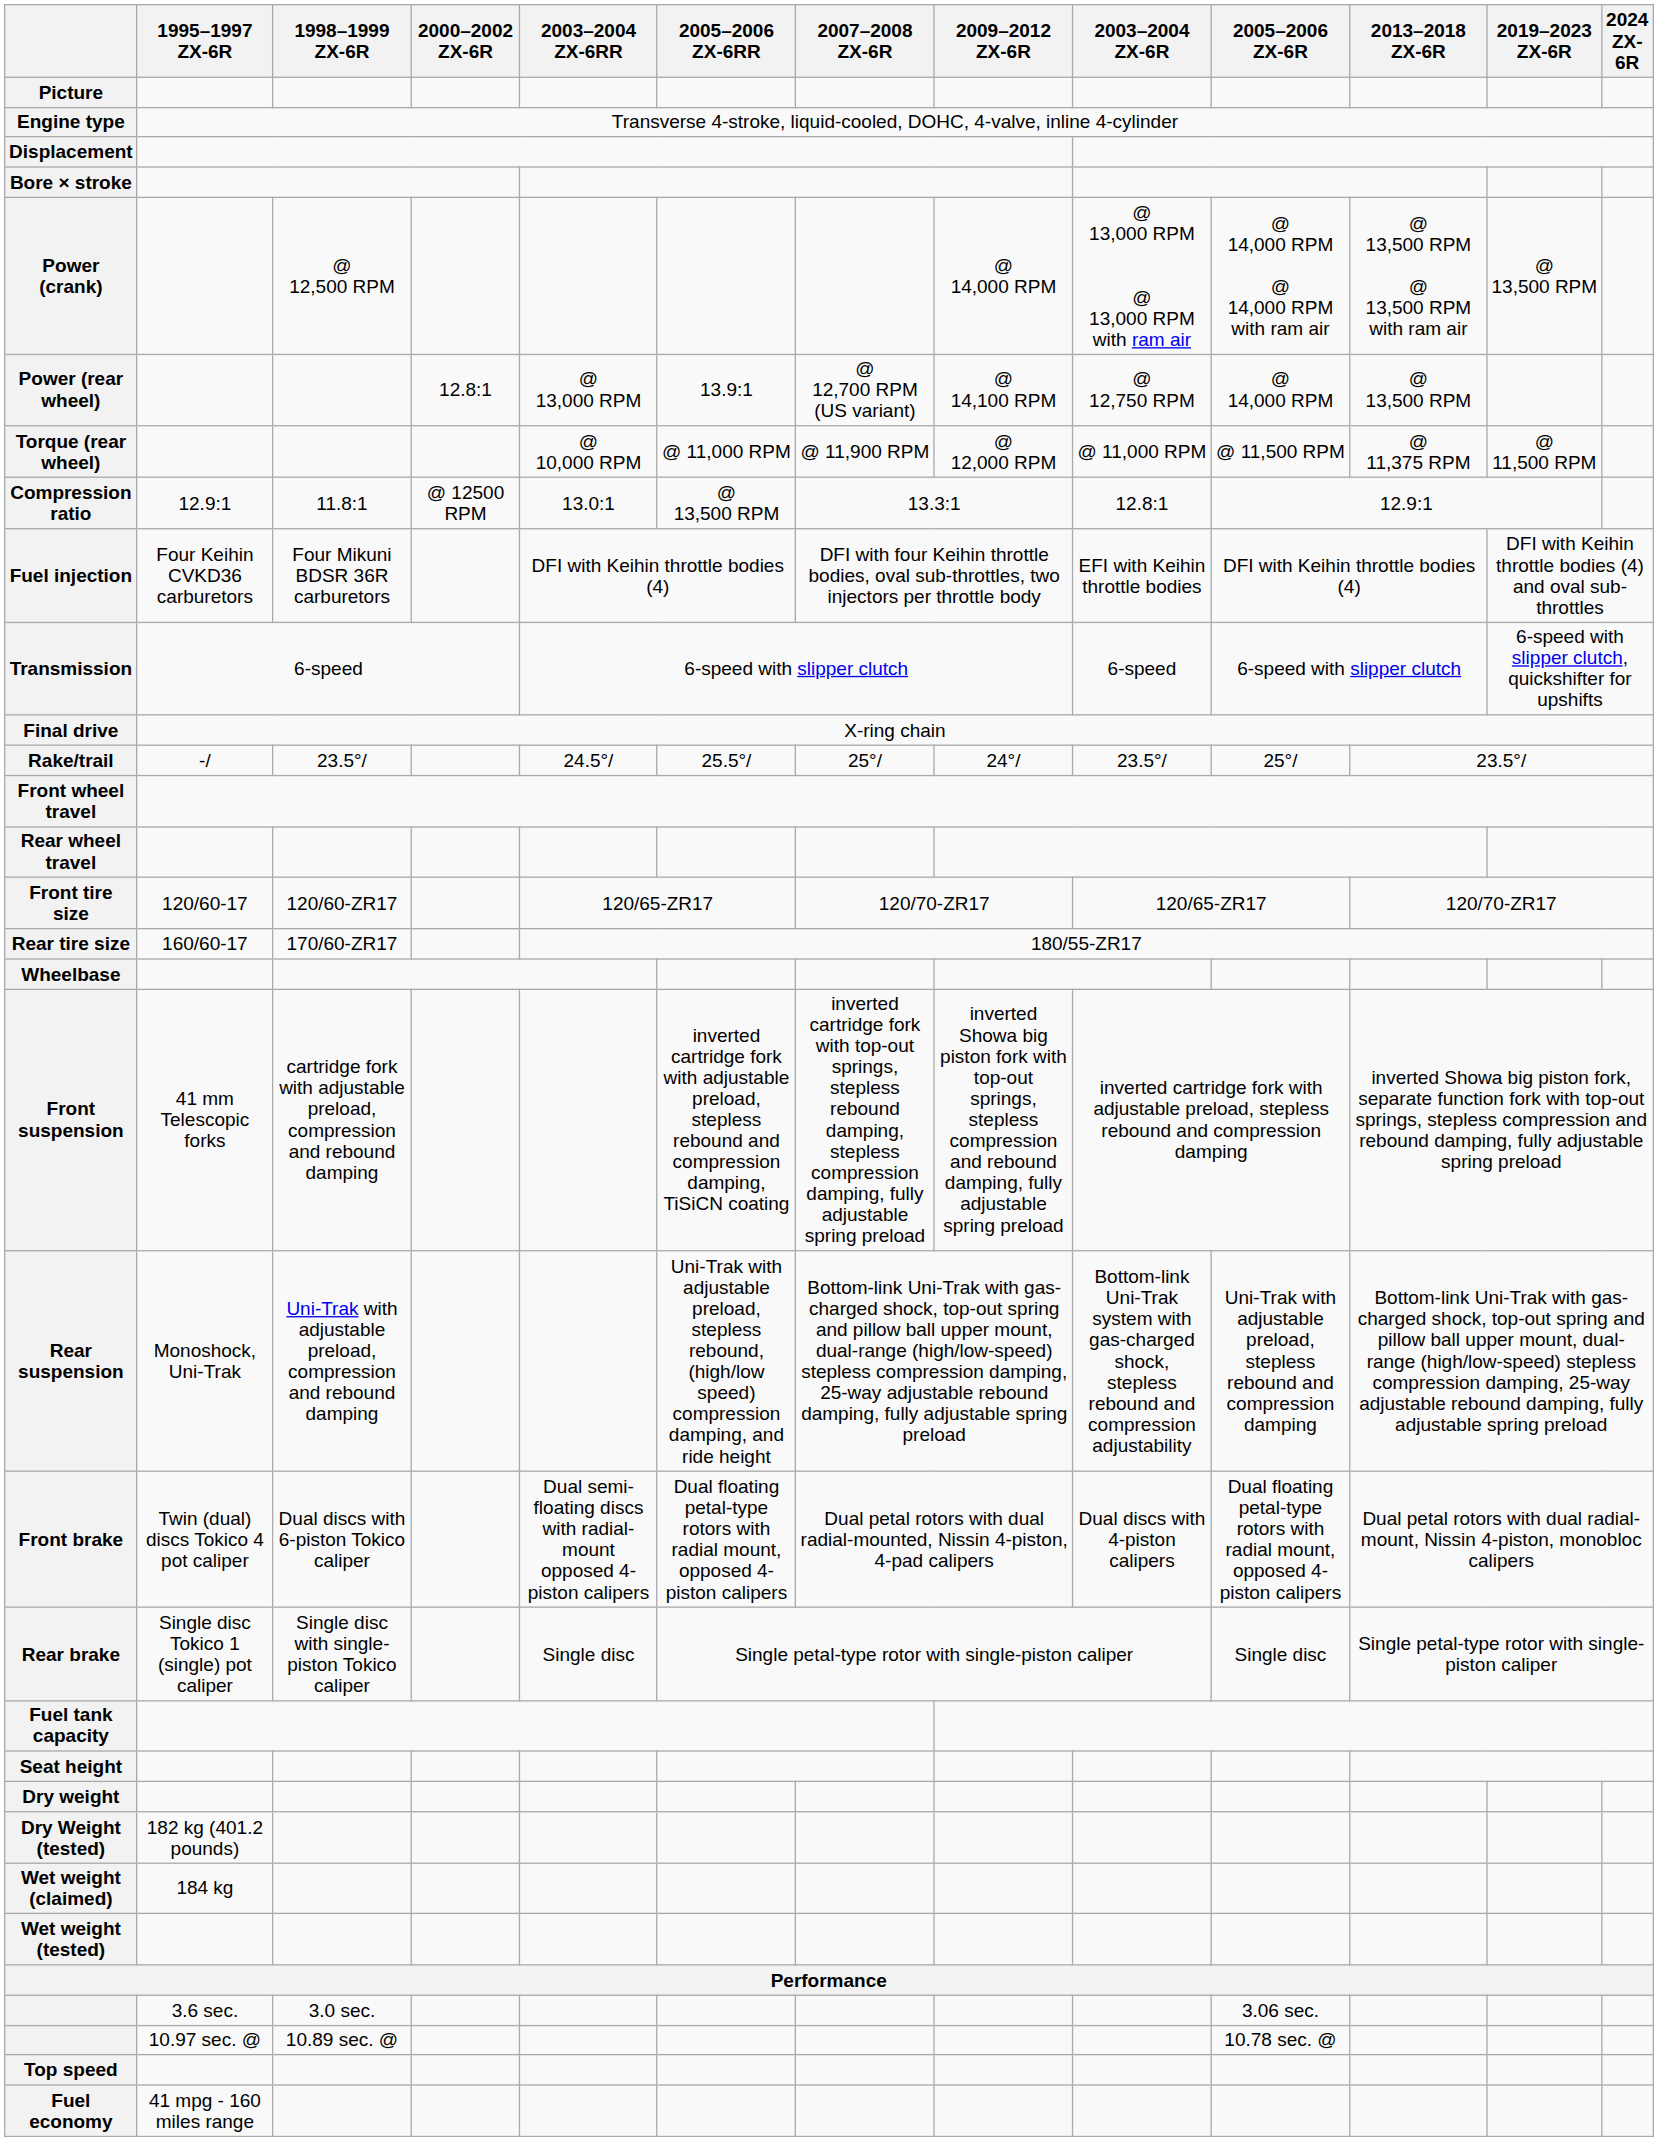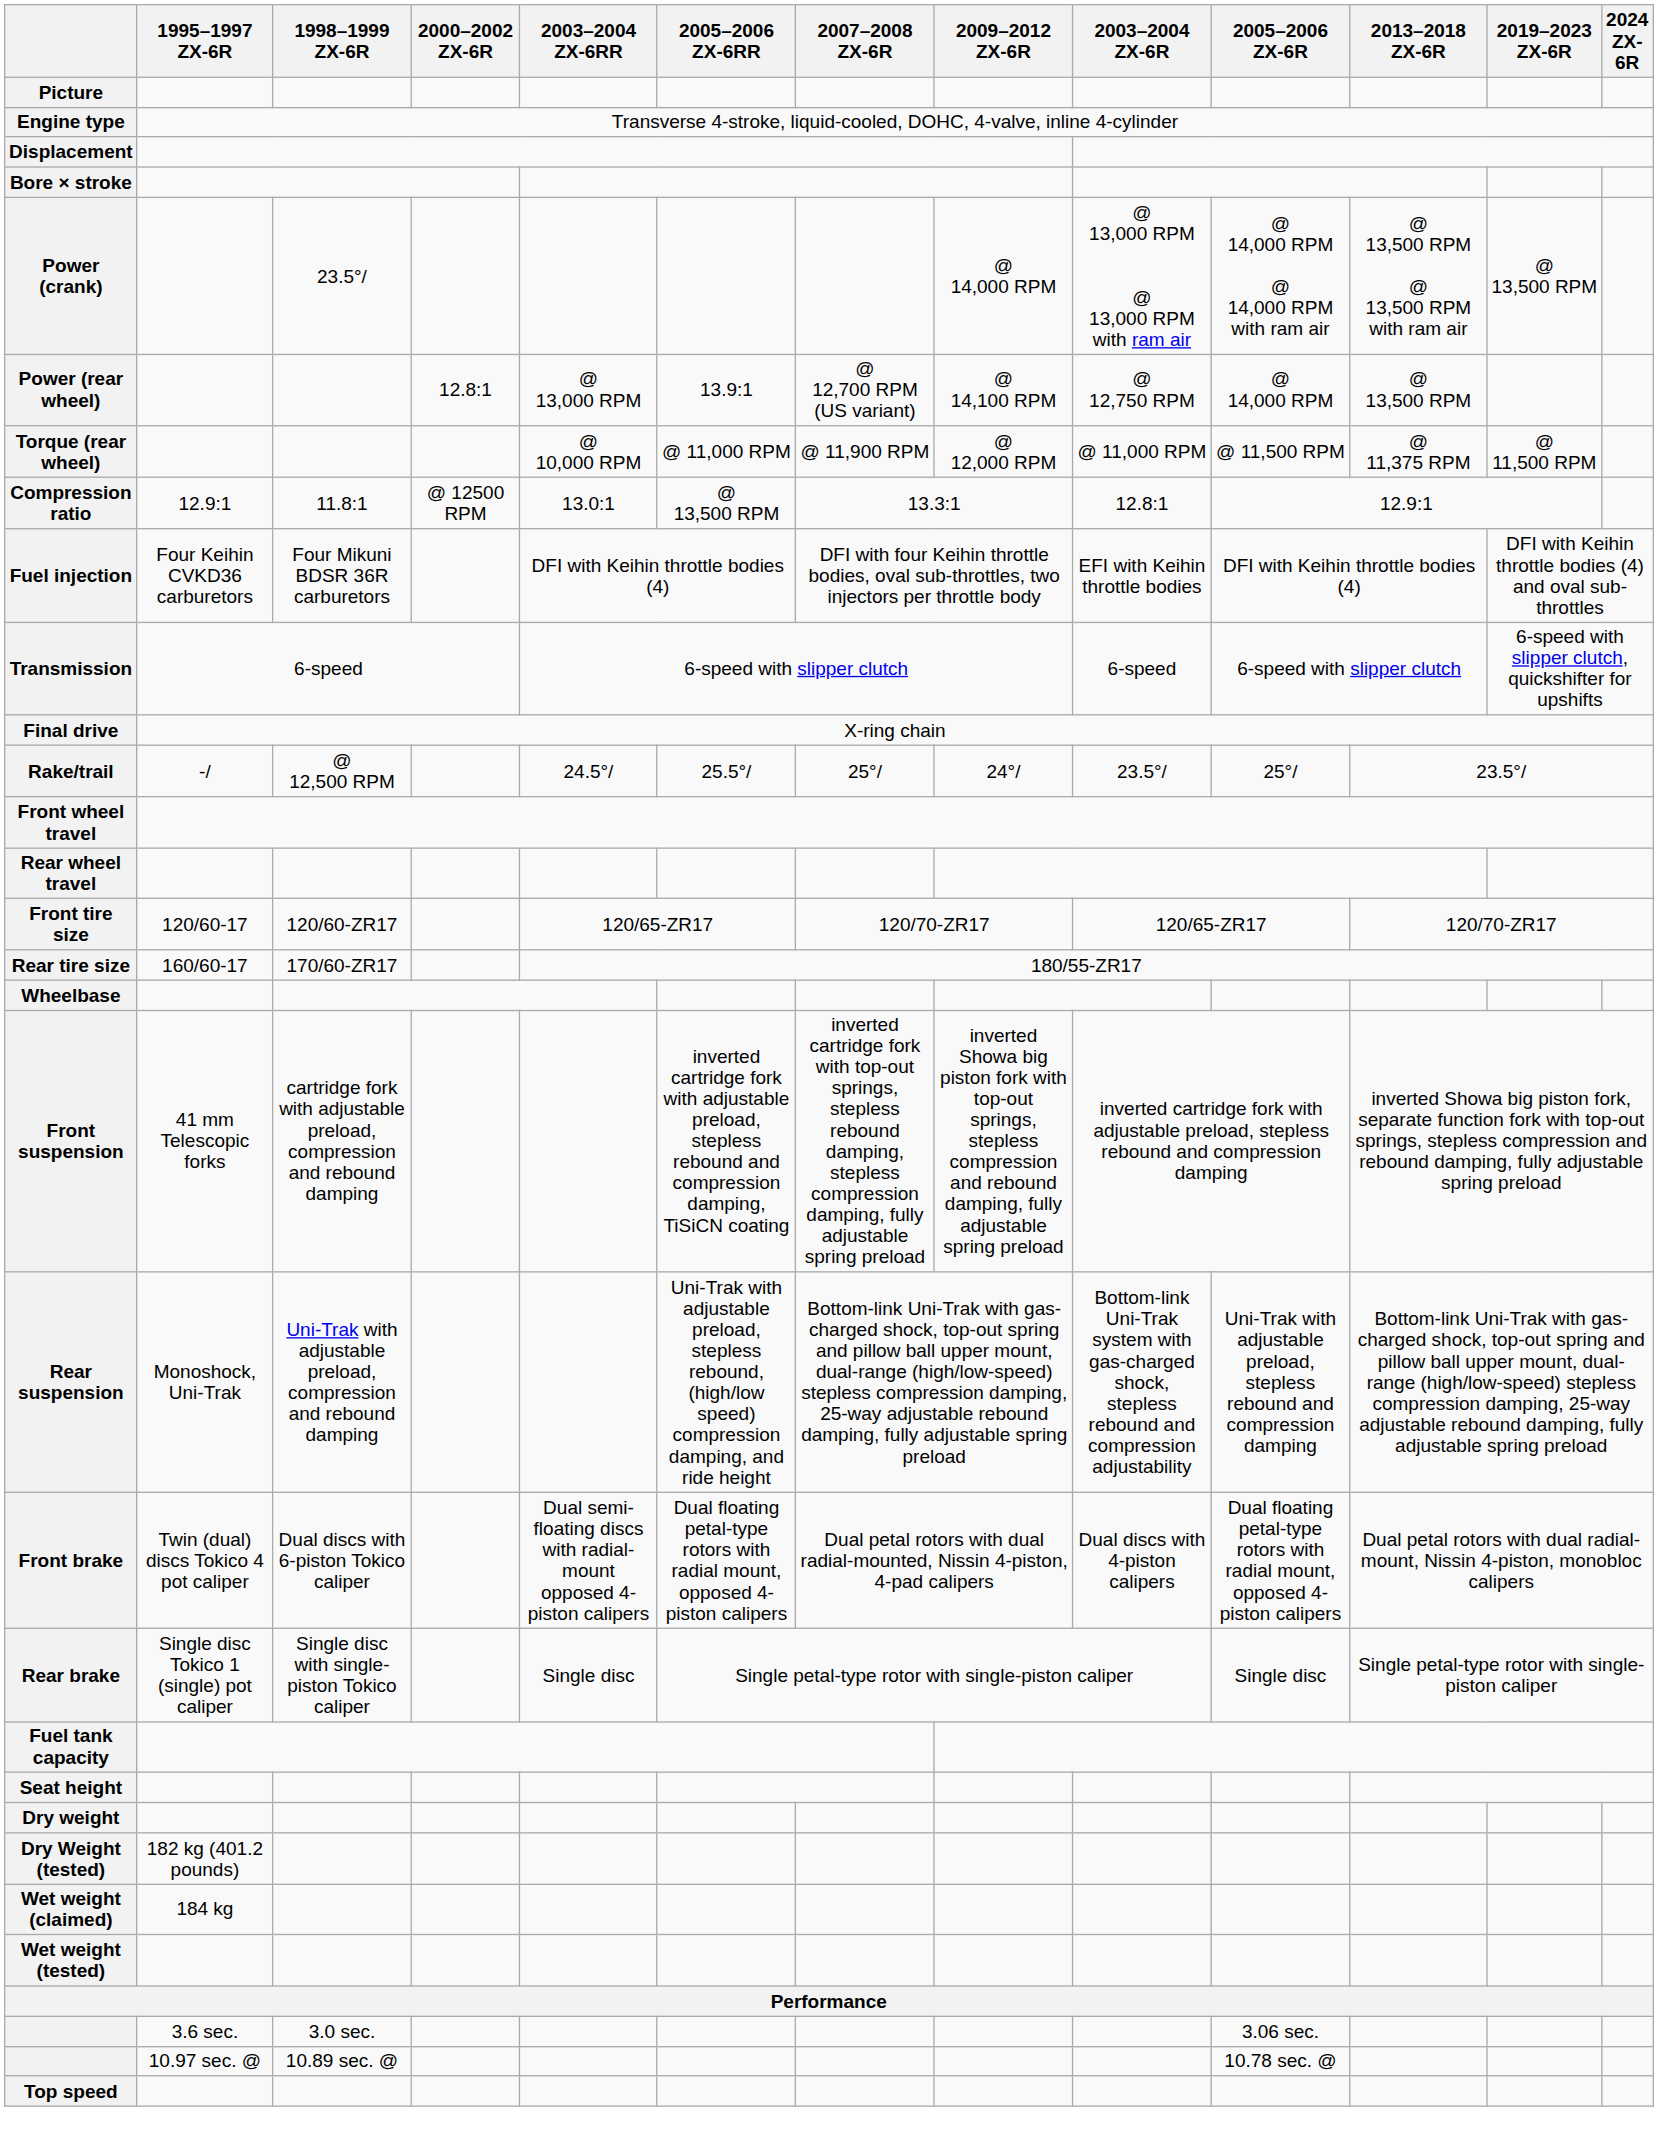(342, 276) @ 12,500 RPM -> (342, 276) 23.5°/
(342, 761) 23.5°/ -> (342, 771) @ 12,500 RPM
- row: (71, 2111)
